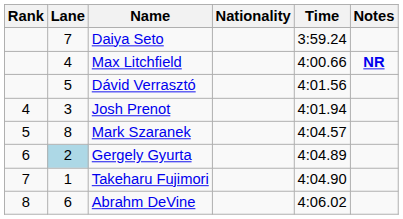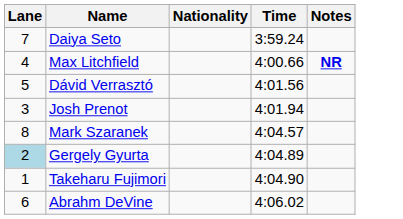- column: (26, 16)
